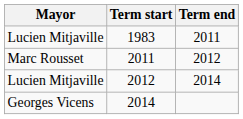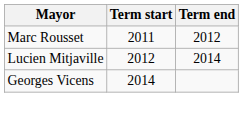- row: (141, 37)
